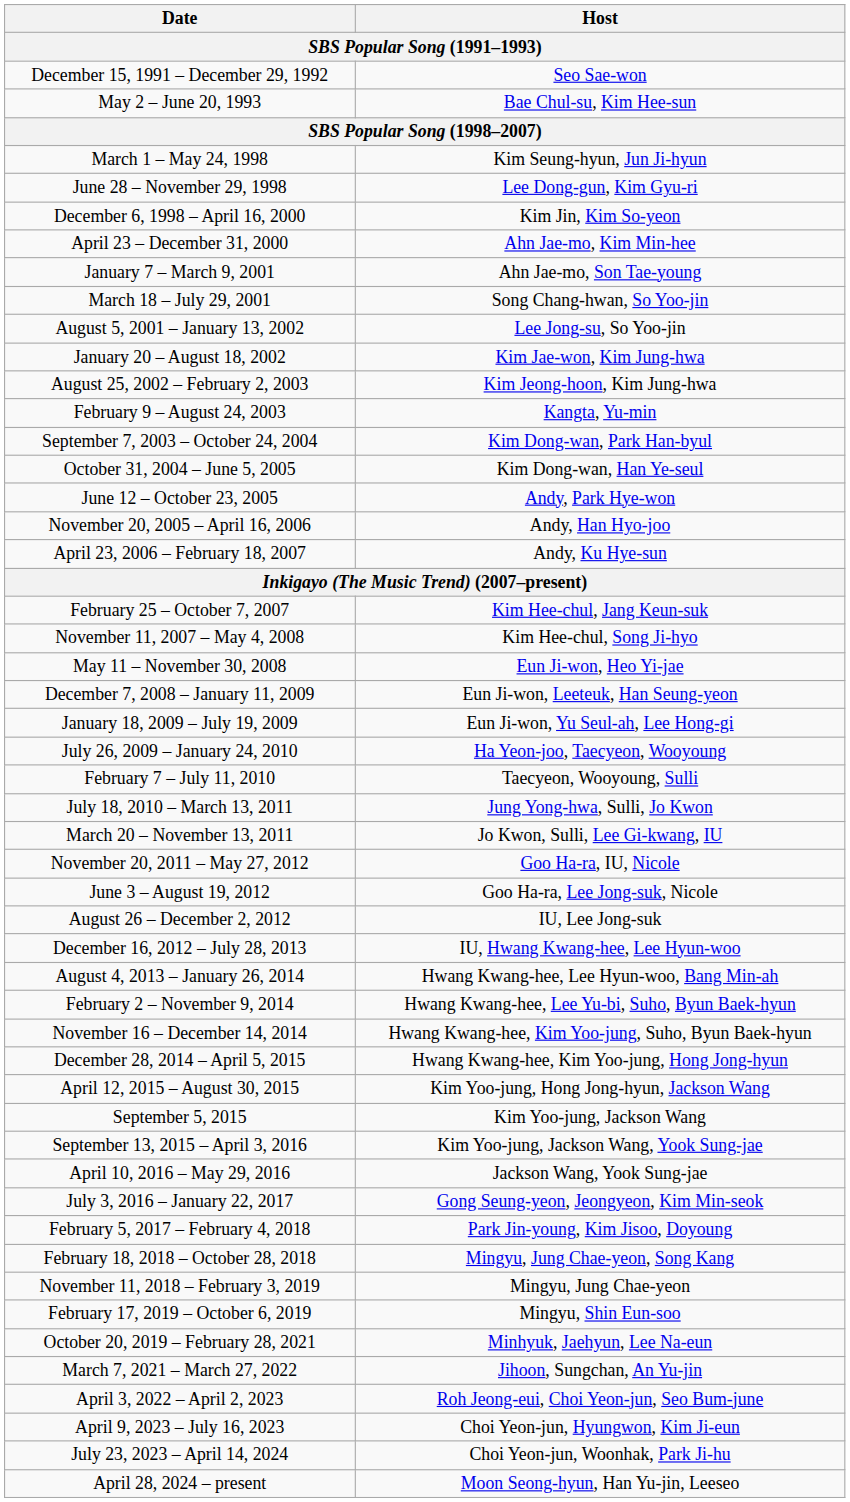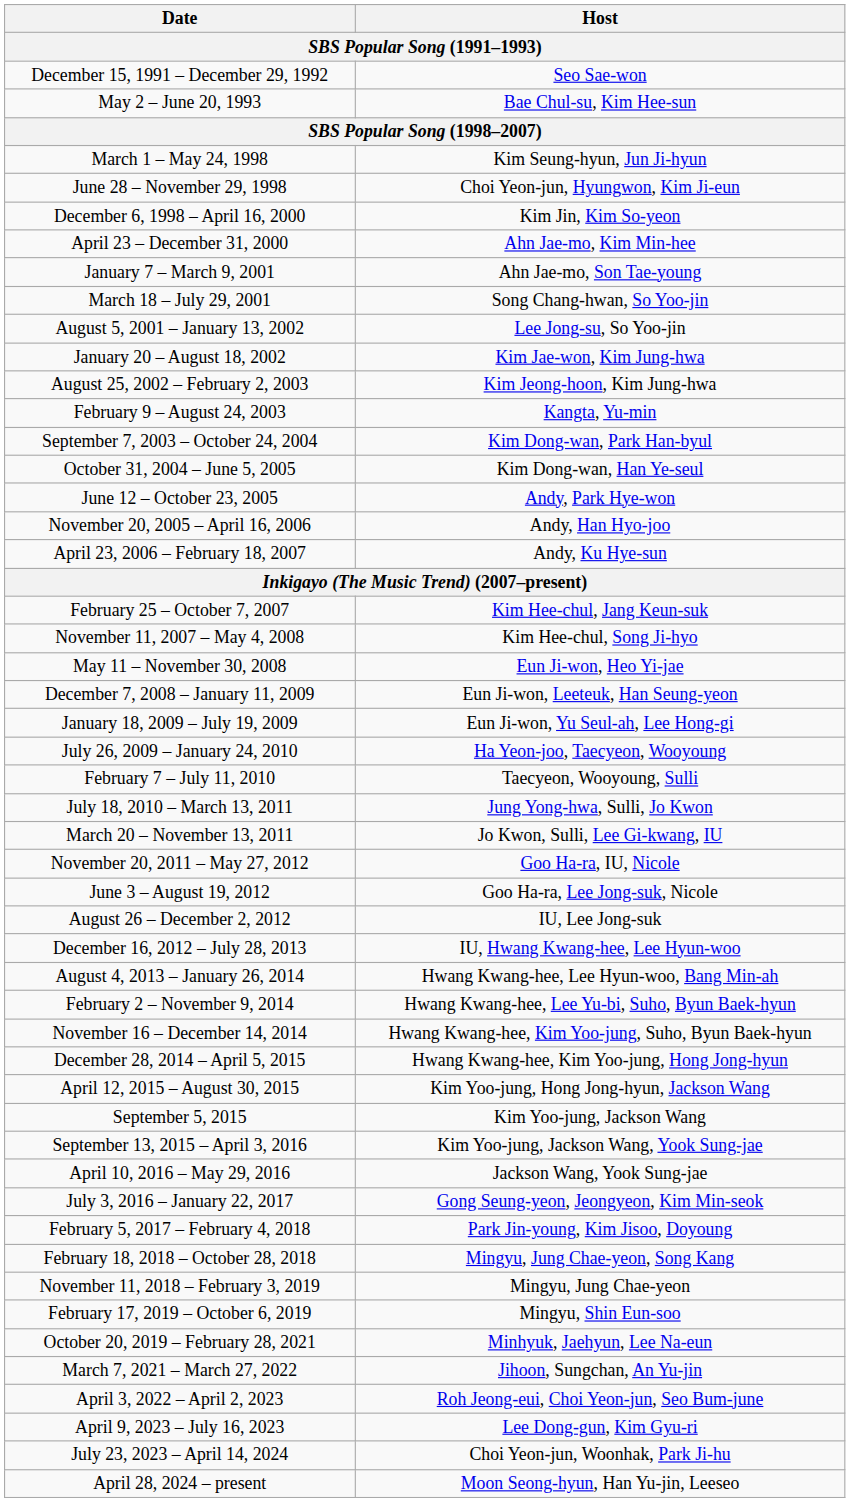(600, 187) Lee Dong-gun, Kim Gyu-ri -> (600, 187) Choi Yeon-jun, Hyungwon, Kim Ji-eun
(600, 1426) Choi Yeon-jun, Hyungwon, Kim Ji-eun -> (600, 1426) Lee Dong-gun, Kim Gyu-ri
